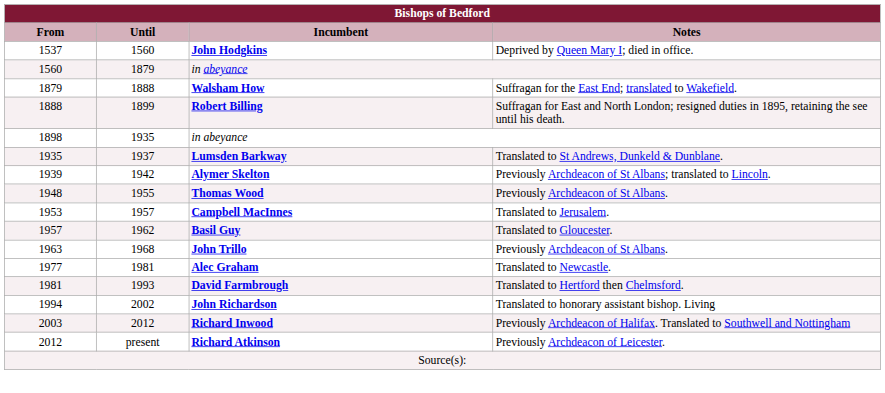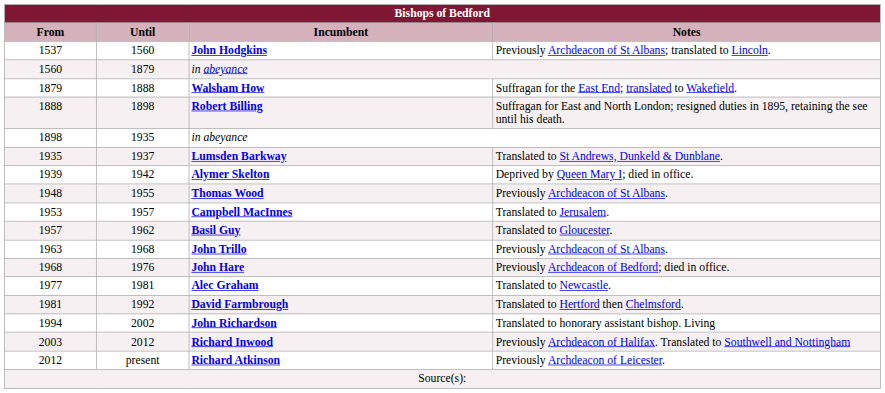(594, 50) Deprived by Queen Mary I; died in office. -> (633, 50) Previously Archdeacon of St Albans; translated to Lincoln.
(143, 106) 1899 -> (143, 106) 1898
(633, 175) Previously Archdeacon of St Albans; translated to Lincoln. -> (594, 175) Deprived by Queen Mary I; died in office.
+ row: (50, 267)
(143, 286) 1993 -> (143, 304) 1992
